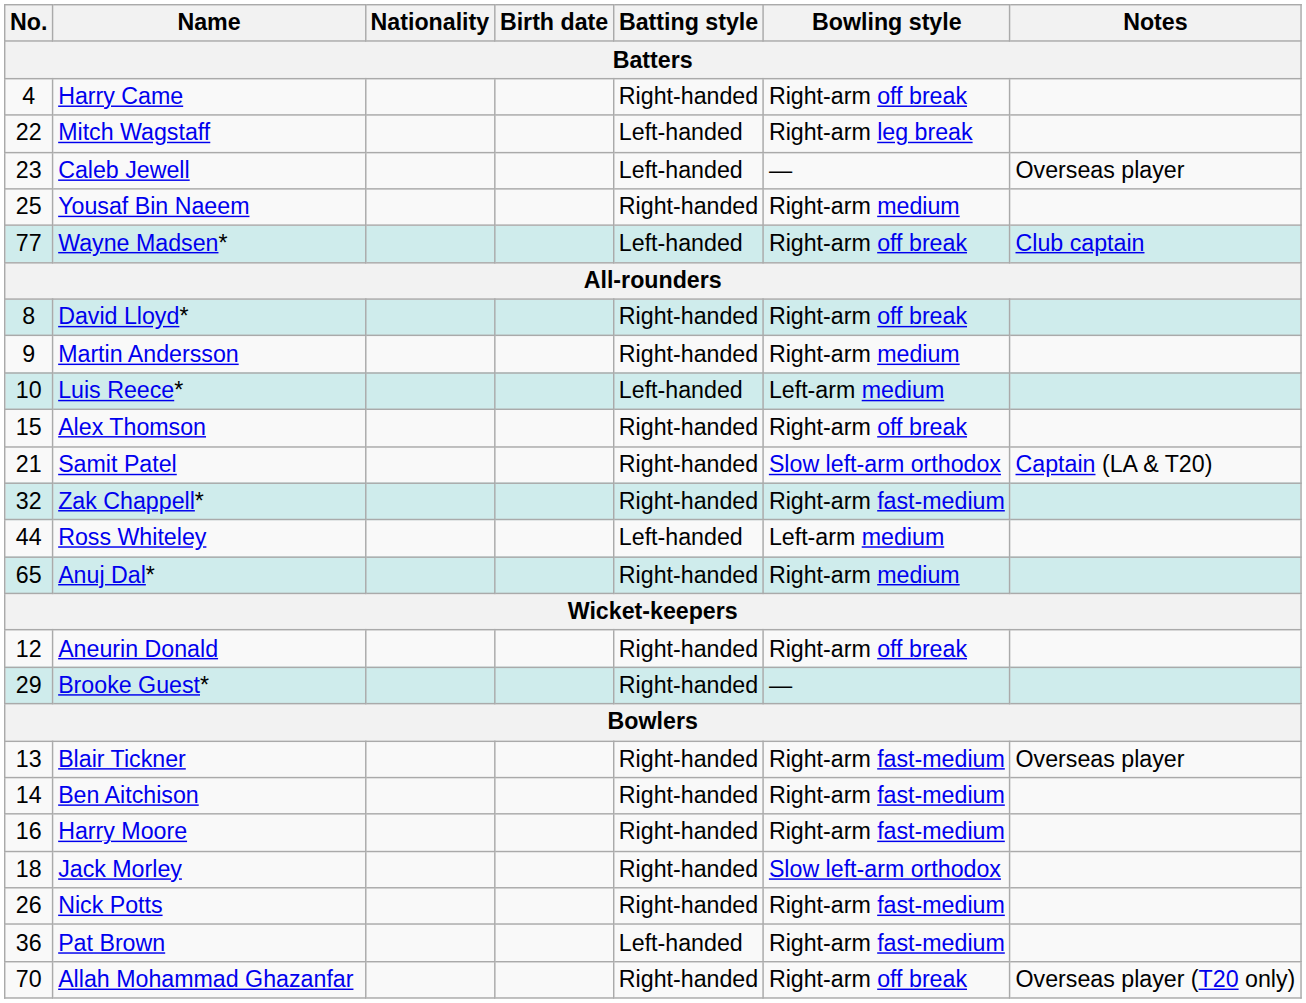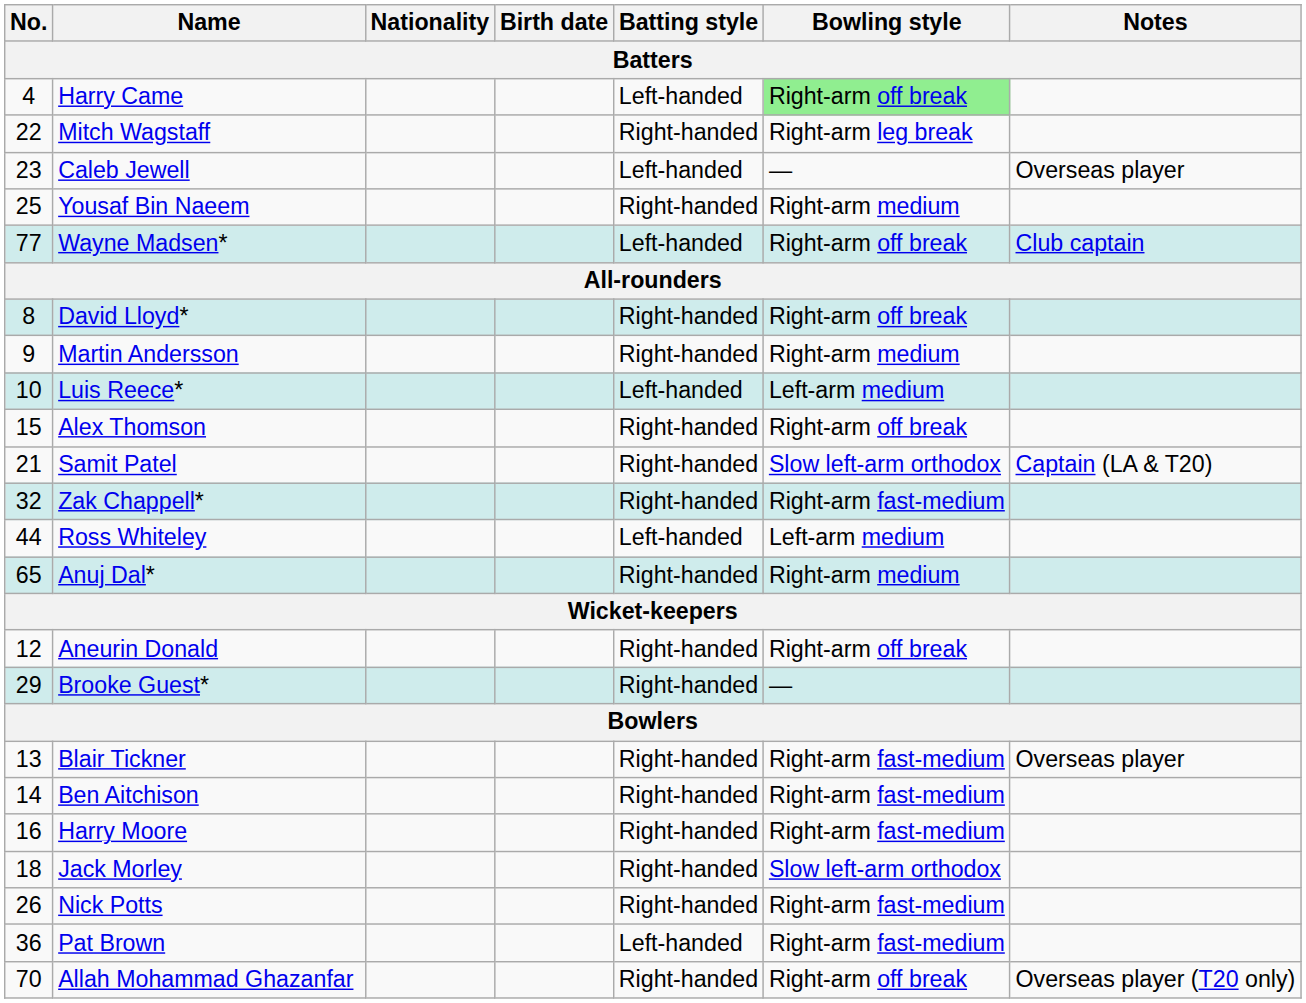(689, 96) Right-handed -> (681, 96) Left-handed
(868, 96) no background -> (868, 96) lightgreen background
(681, 133) Left-handed -> (689, 133) Right-handed
